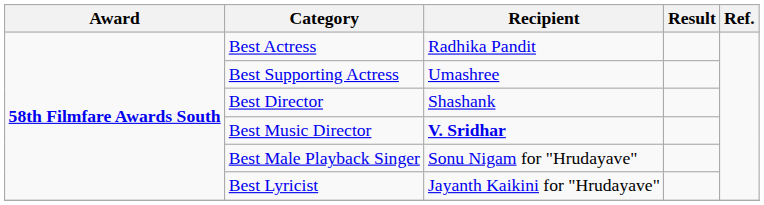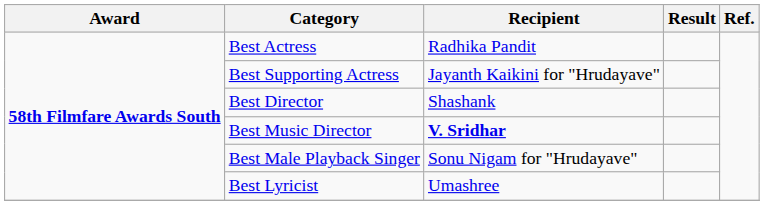(464, 74) Umashree -> (544, 74) Jayanth Kaikini for "Hrudayave"
(544, 185) Jayanth Kaikini for "Hrudayave" -> (464, 185) Umashree
